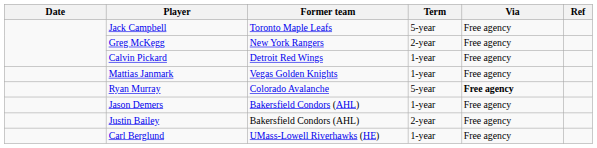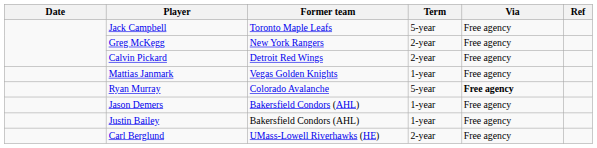(423, 58) 1-year -> (423, 58) 2-year
(423, 120) 2-year -> (423, 120) 1-year
(423, 136) 1-year -> (423, 136) 2-year
